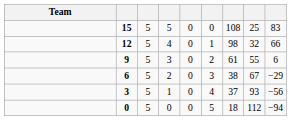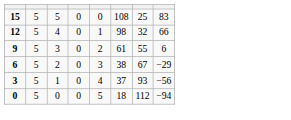- column: (60, 12)
